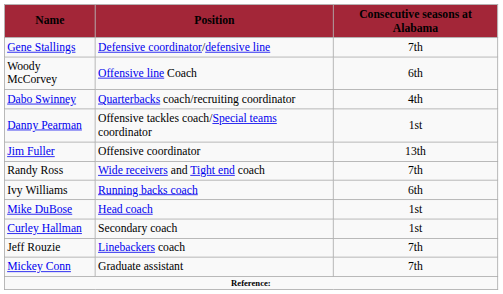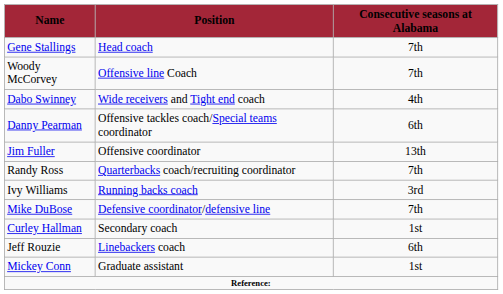(184, 47) Defensive coordinator/defensive line -> (125, 47) Head coach
(415, 73) 6th -> (415, 73) 7th
(197, 99) Quarterbacks coach/recruiting coordinator -> (181, 99) Wide receivers and Tight end coach
(415, 125) 1st -> (415, 125) 6th
(181, 171) Wide receivers and Tight end coach -> (197, 171) Quarterbacks coach/recruiting coordinator
(415, 190) 6th -> (415, 190) 3rd
(125, 209) Head coach -> (184, 209) Defensive coordinator/defensive line
(415, 209) 1st -> (415, 209) 7th
(415, 248) 7th -> (415, 248) 6th
(415, 267) 7th -> (415, 267) 1st
